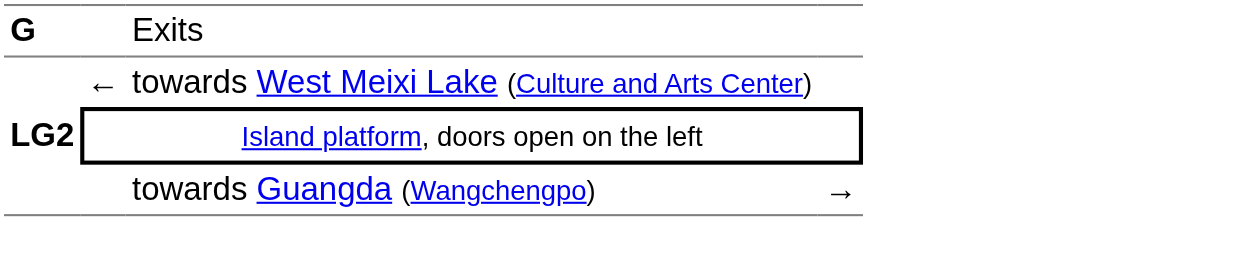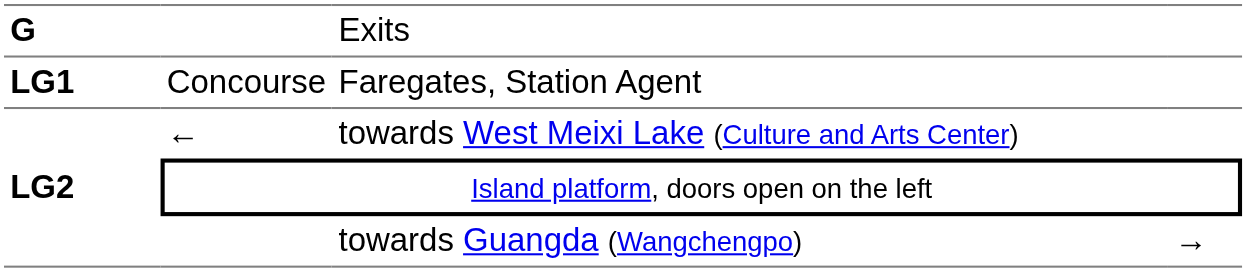+ row: (246, 81)
